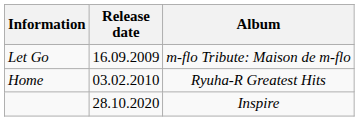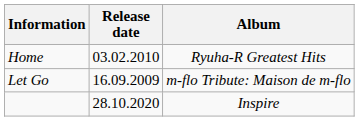rows swapped: (28, 56) <-> (26, 80)
